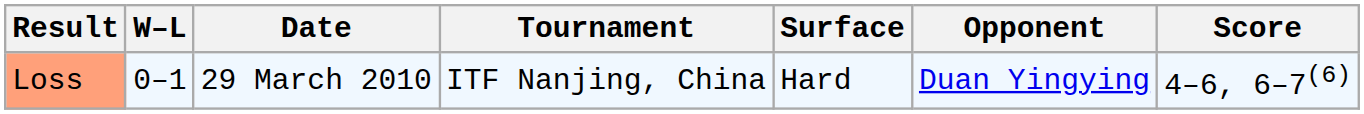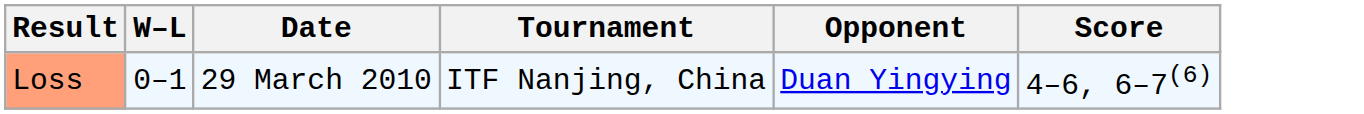- column: (843, 28)
